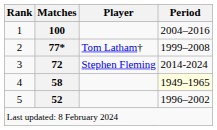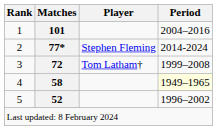(57, 30) 100 -> (57, 30) 101
(112, 47) Tom Latham† -> (119, 47) Stephen Fleming
(185, 47) 1999–2008 -> (184, 47) 2014-2024
(119, 64) Stephen Fleming -> (112, 64) Tom Latham†
(184, 64) 2014-2024 -> (185, 64) 1999–2008
